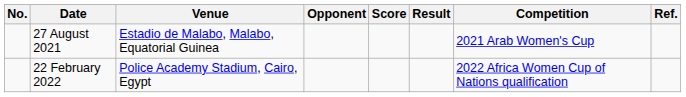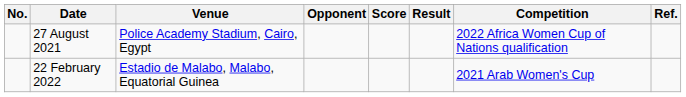(197, 41) Estadio de Malabo, Malabo, Equatorial Guinea -> (208, 41) Police Academy Stadium, Cairo, Egypt
(525, 41) 2021 Arab Women's Cup -> (531, 41) 2022 Africa Women Cup of Nations qualification
(208, 75) Police Academy Stadium, Cairo, Egypt -> (197, 75) Estadio de Malabo, Malabo, Equatorial Guinea
(531, 75) 2022 Africa Women Cup of Nations qualification -> (525, 75) 2021 Arab Women's Cup
